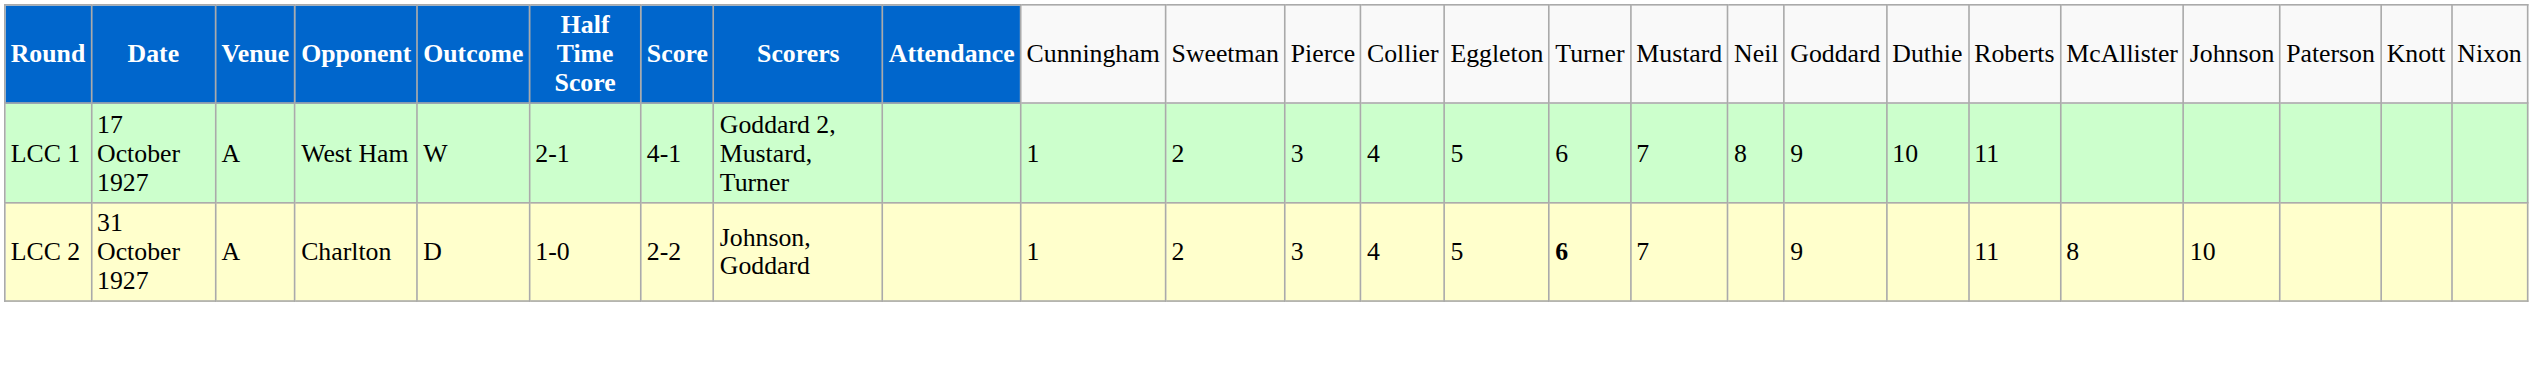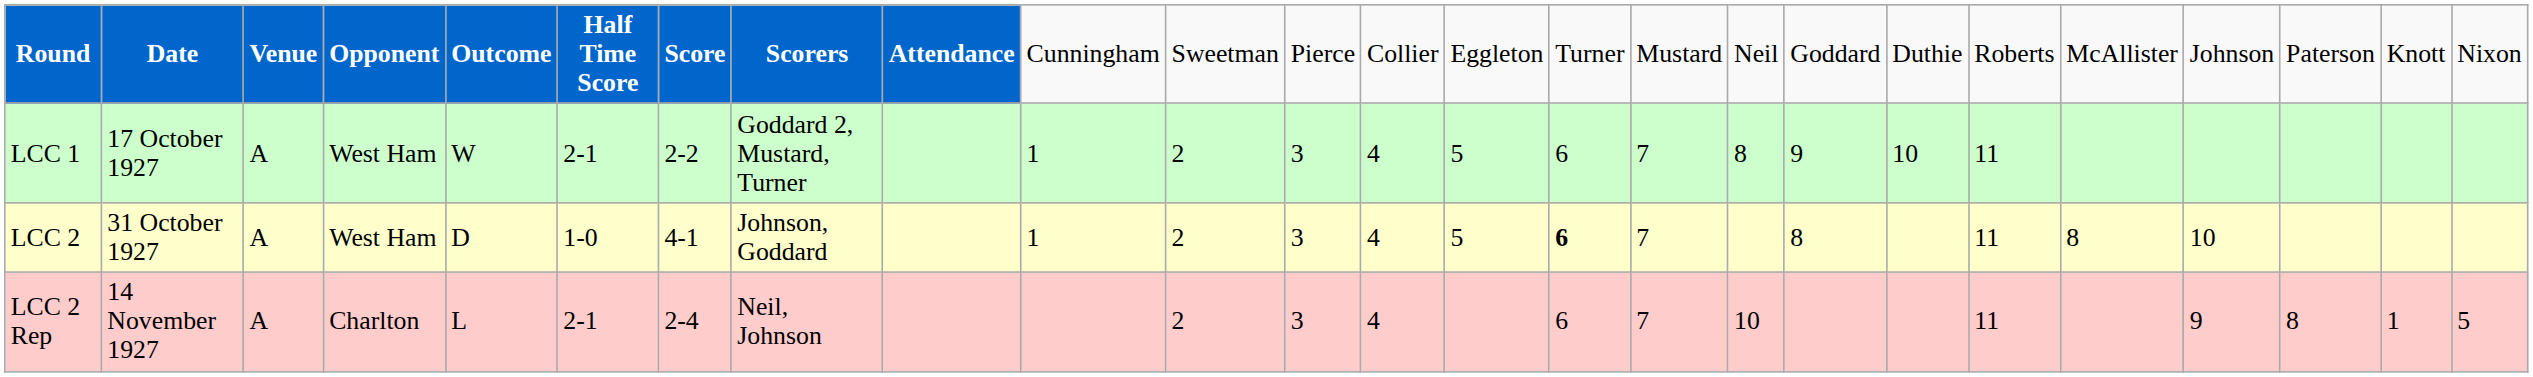(664, 152) 4-1 -> (682, 152) 2-2
(346, 251) Charlton -> (383, 237) West Ham
(664, 251) 2-2 -> (682, 237) 4-1
(1797, 251) 9 -> (1797, 237) 8
+ row: (45, 321)
